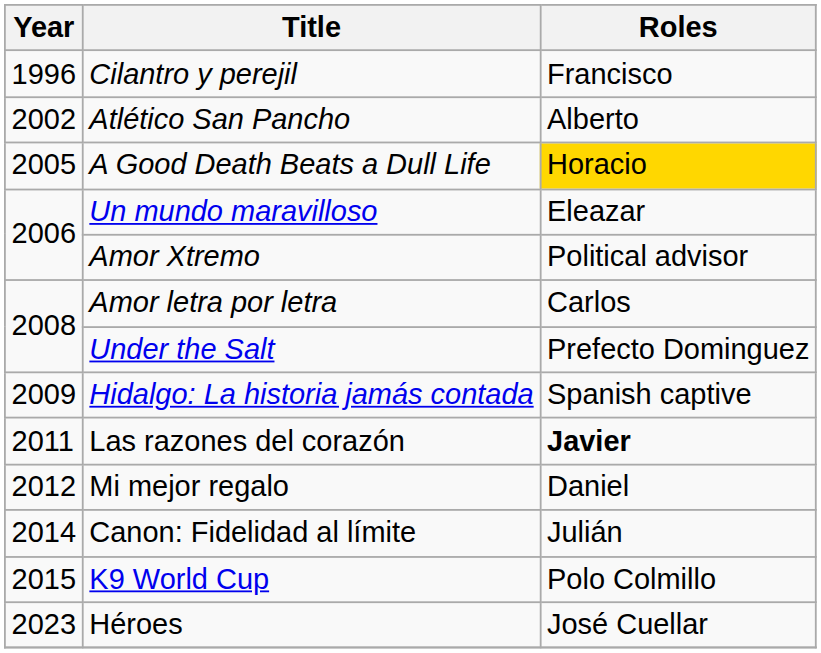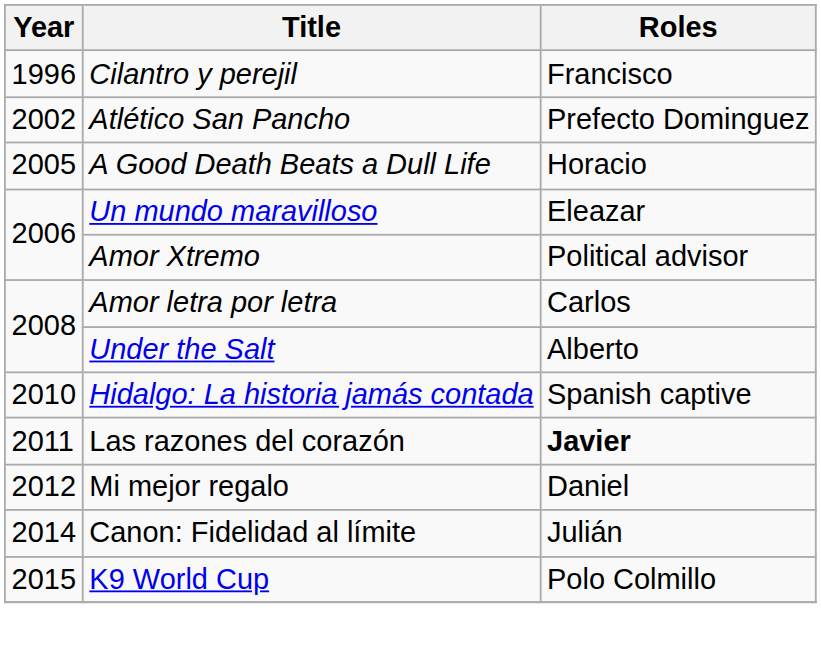(593, 119) Alberto -> (678, 119) Prefecto Dominguez
(597, 165) gold background -> (597, 165) no background
(678, 348) Prefecto Dominguez -> (593, 348) Alberto
(44, 394) 2009 -> (44, 394) 2010
- row: (136, 624)
